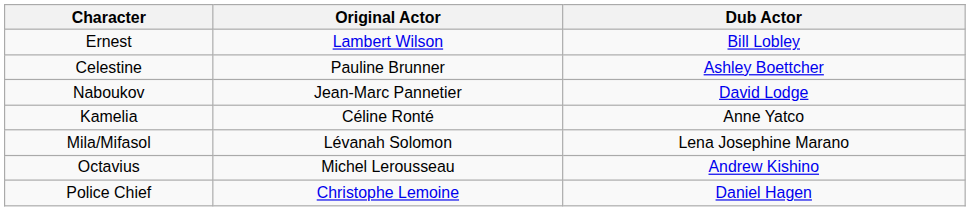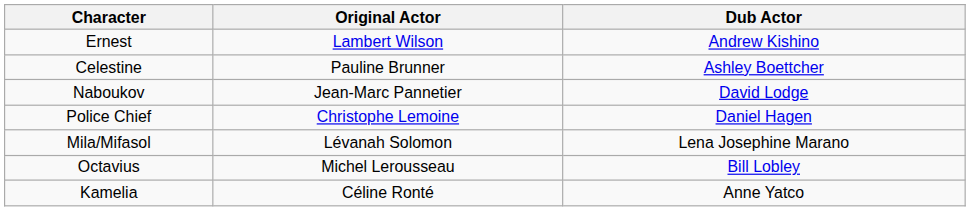(764, 42) Bill Lobley -> (764, 42) Andrew Kishino
rows swapped: (109, 117) <-> (109, 192)
(764, 167) Andrew Kishino -> (764, 167) Bill Lobley
